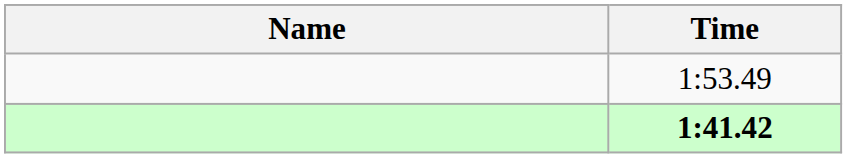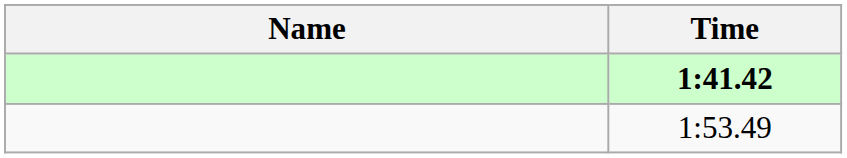rows swapped: (725, 127) <-> (725, 78)
